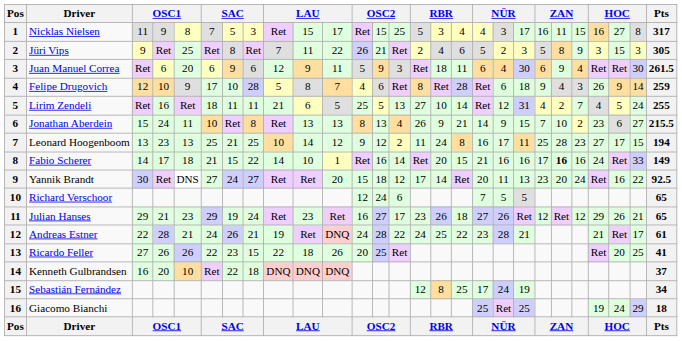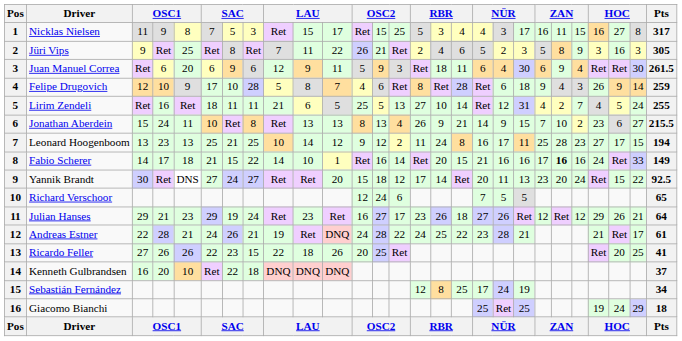(619, 50) 15 -> (619, 50) 16
(619, 178) 16 -> (619, 178) 15
(661, 215) 65 -> (661, 215) 64
